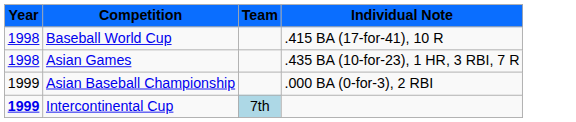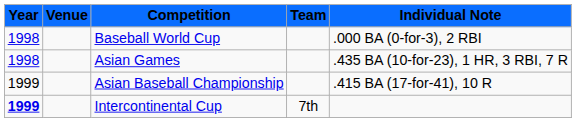+ column: (67, 15)
(364, 38) .415 BA (17-for-41), 10 R -> (407, 38) .000 BA (0-for-3), 2 RBI
(359, 83) .000 BA (0-for-3), 2 RBI -> (413, 83) .415 BA (17-for-41), 10 R
(260, 106) lightblue background -> (308, 106) no background
